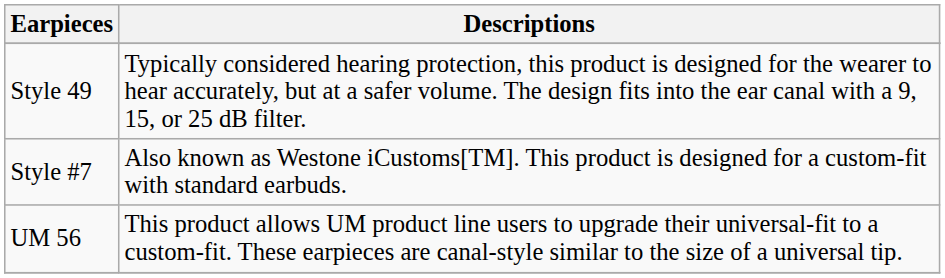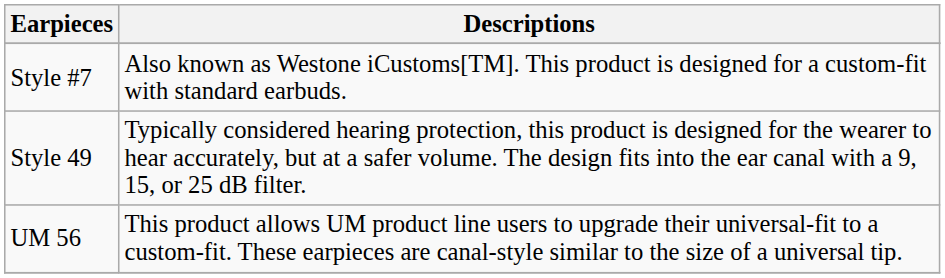rows swapped: (51, 90) <-> (51, 171)
